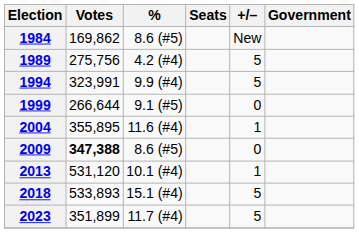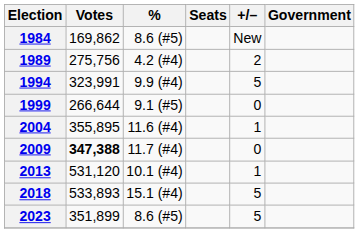(258, 60) 5 -> (258, 60) 2
(158, 149) 8.6 (#5) -> (155, 149) 11.7 (#4)
(155, 216) 11.7 (#4) -> (158, 216) 8.6 (#5)
